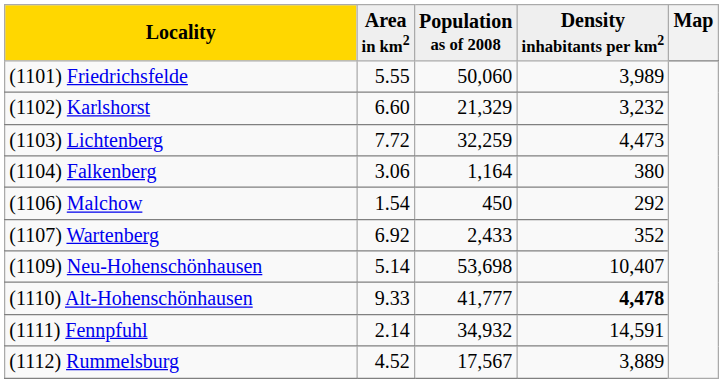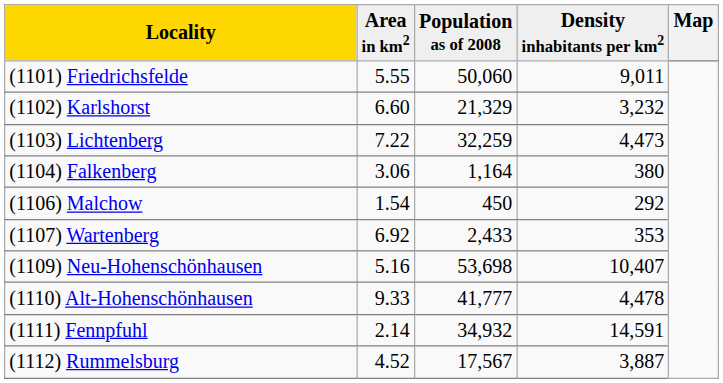(642, 76) 3,989 -> (642, 76) 9,011
(392, 139) 7.72 -> (392, 139) 7.22
(649, 234) 352 -> (649, 234) 353
(392, 266) 5.14 -> (392, 266) 5.16
(642, 298) bold -> (642, 298) normal
(642, 361) 3,889 -> (642, 361) 3,887
